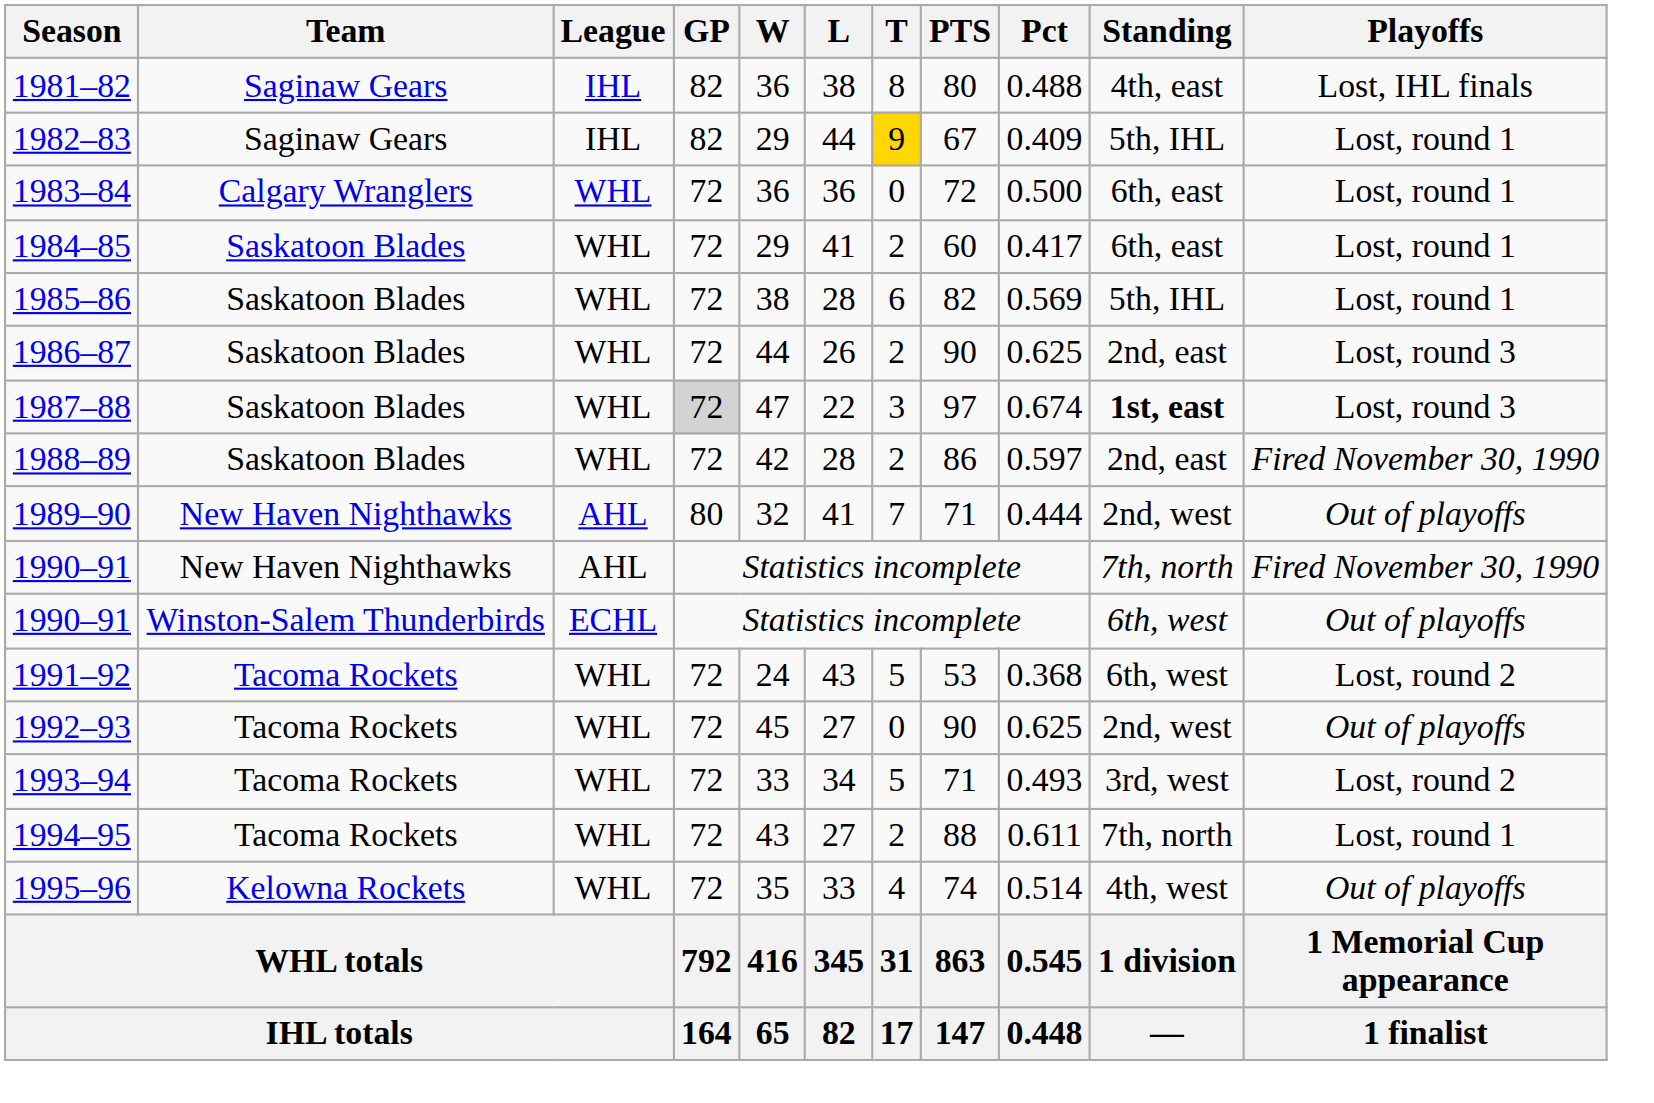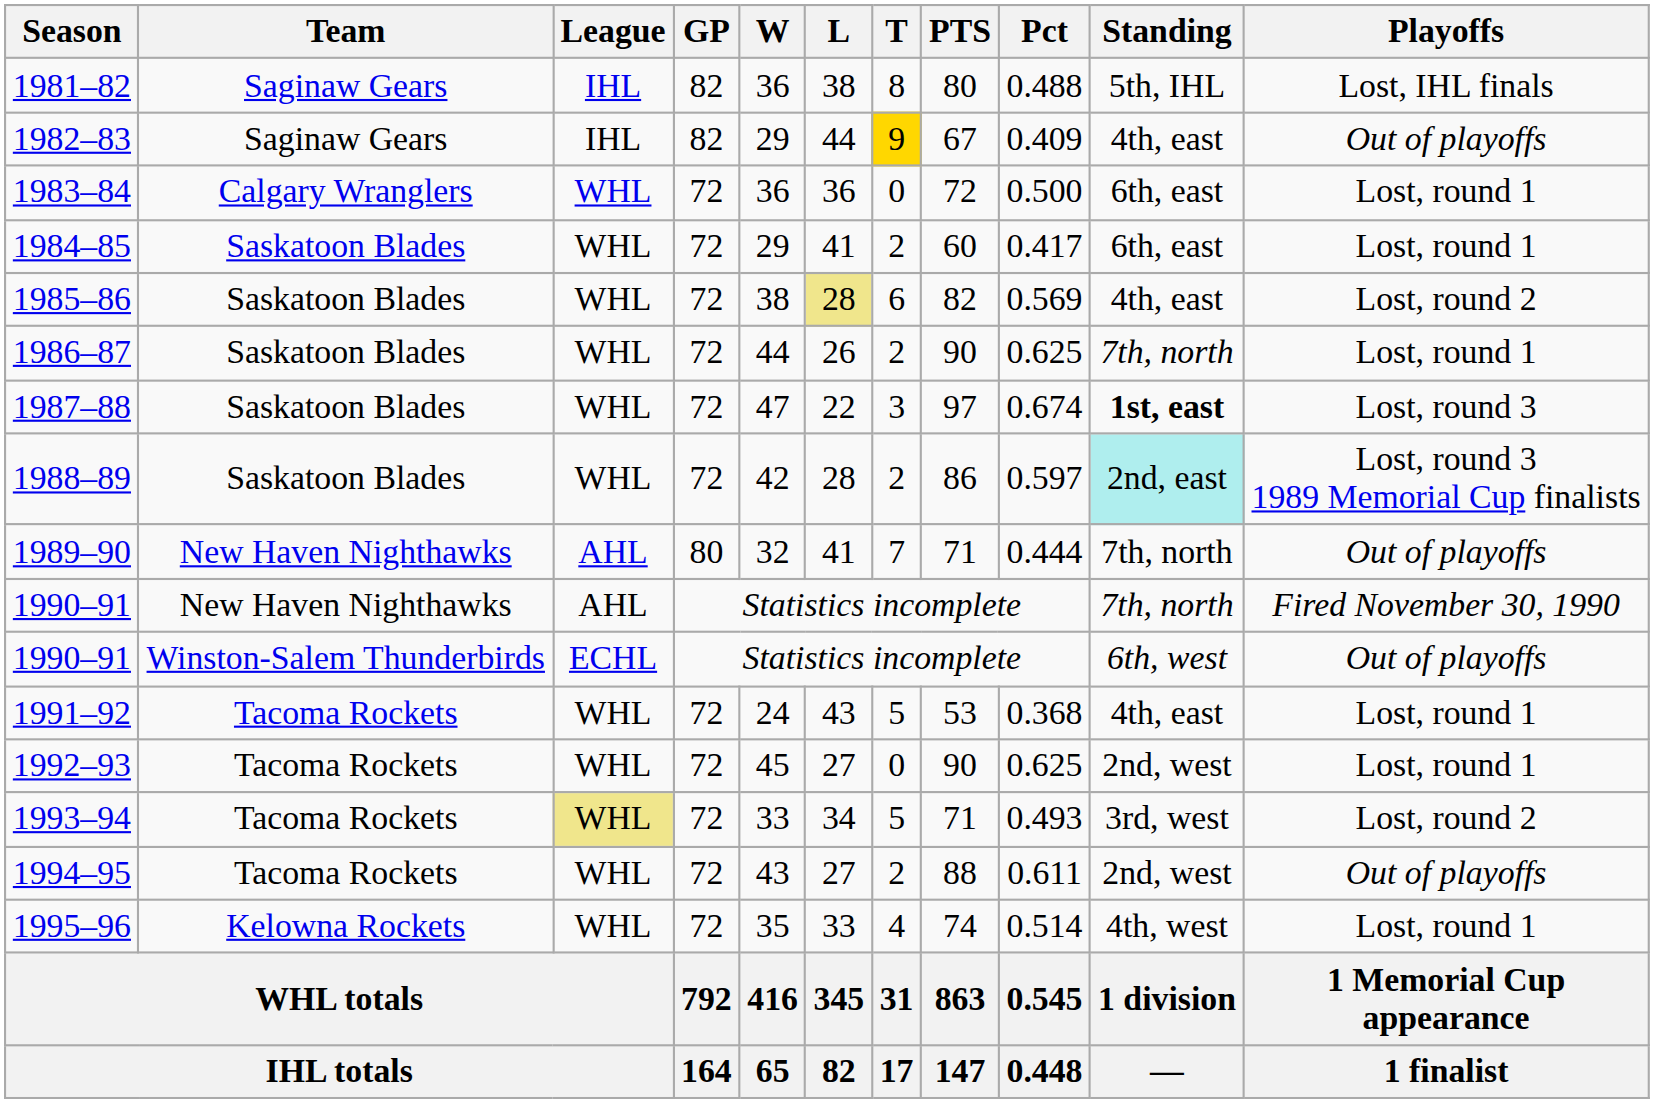(1167, 84) 4th, east -> (1167, 84) 5th, IHL
(1167, 138) 5th, IHL -> (1167, 138) 4th, east
(1425, 138) Lost, round 1 -> (1446, 138) Out of playoffs
(839, 298) no background -> (839, 298) khaki background
(1167, 298) 5th, IHL -> (1167, 298) 4th, east
(1425, 298) Lost, round 1 -> (1446, 298) Lost, round 2
(1167, 352) 2nd, east -> (1167, 352) 7th, north
(1425, 352) Lost, round 3 -> (1446, 352) Lost, round 1
(706, 406) lightgrey background -> (706, 406) no background
(1167, 459) no background -> (1167, 478) paleturquoise background
(1425, 459) Fired November 30, 1990 -> (1446, 478) Lost, round 3 1989 Memorial Cup finalists
(1167, 513) 2nd, west -> (1167, 551) 7th, north
(1167, 673) 6th, west -> (1167, 711) 4th, east
(1425, 673) Lost, round 2 -> (1446, 711) Lost, round 1
(1425, 727) Out of playoffs -> (1446, 765) Lost, round 1
(613, 780) no background -> (613, 818) khaki background
(1167, 834) 7th, north -> (1167, 872) 2nd, west
(1425, 834) Lost, round 1 -> (1446, 872) Out of playoffs
(1425, 887) Out of playoffs -> (1446, 925) Lost, round 1
